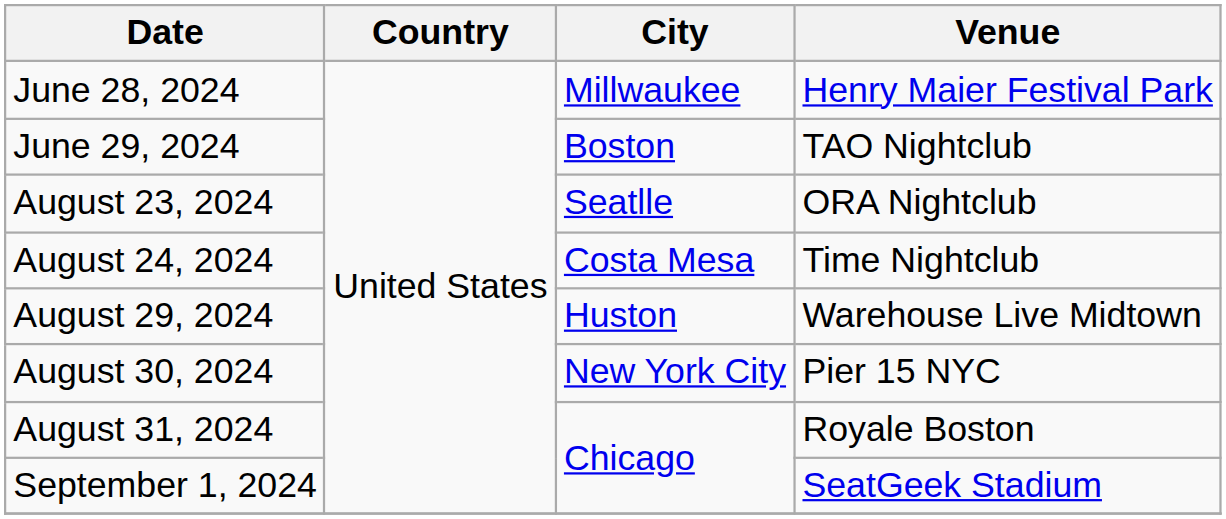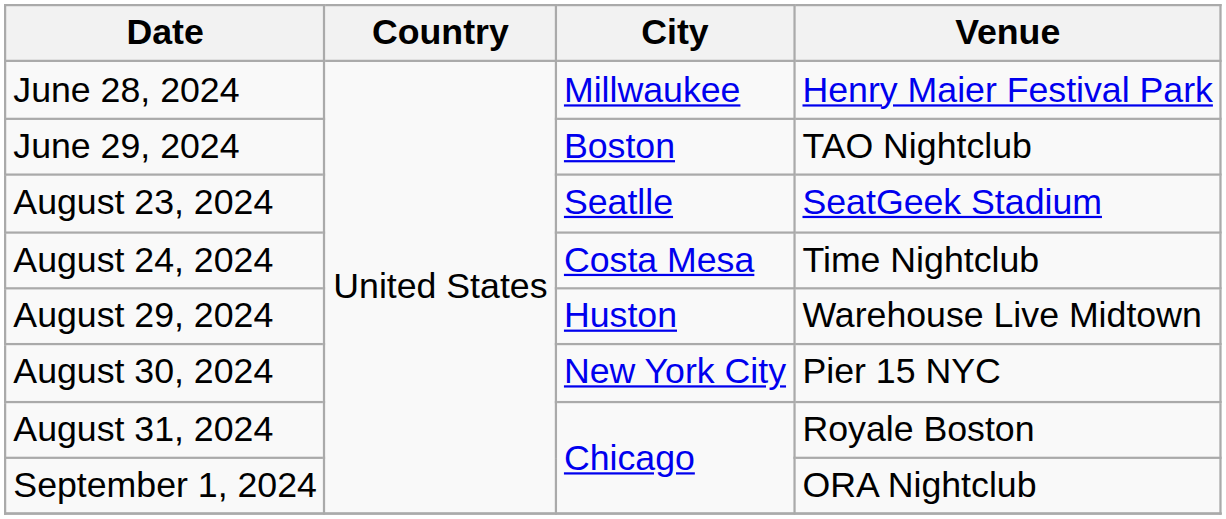(919, 202) ORA Nightclub -> (952, 202) SeatGeek Stadium
(952, 485) SeatGeek Stadium -> (919, 485) ORA Nightclub
